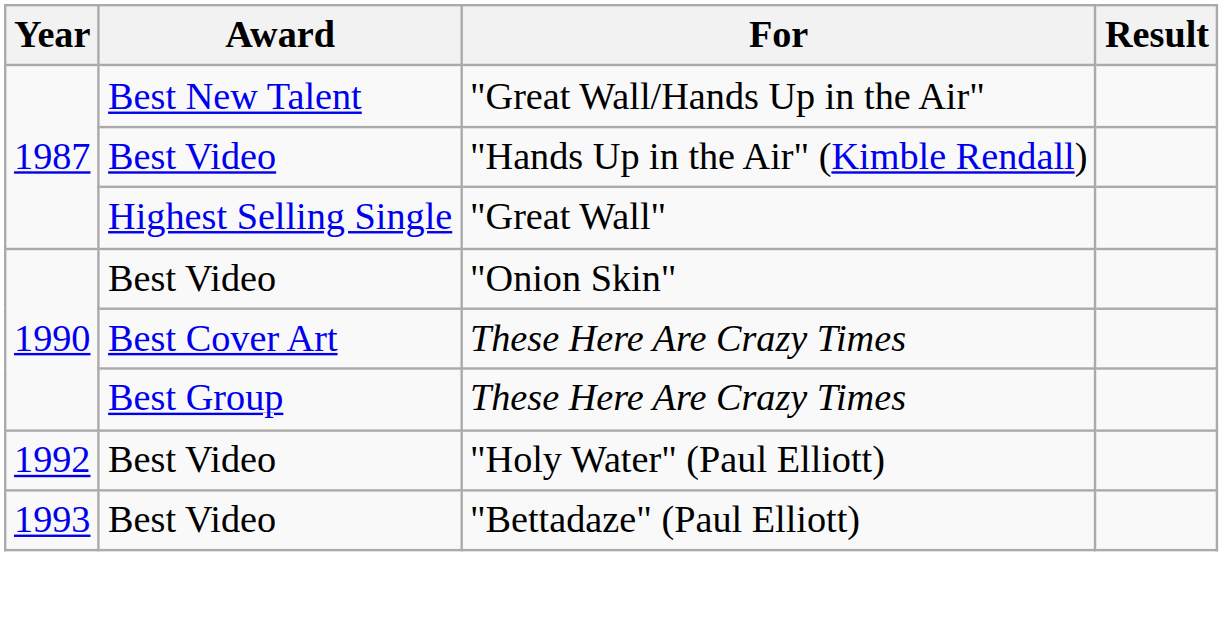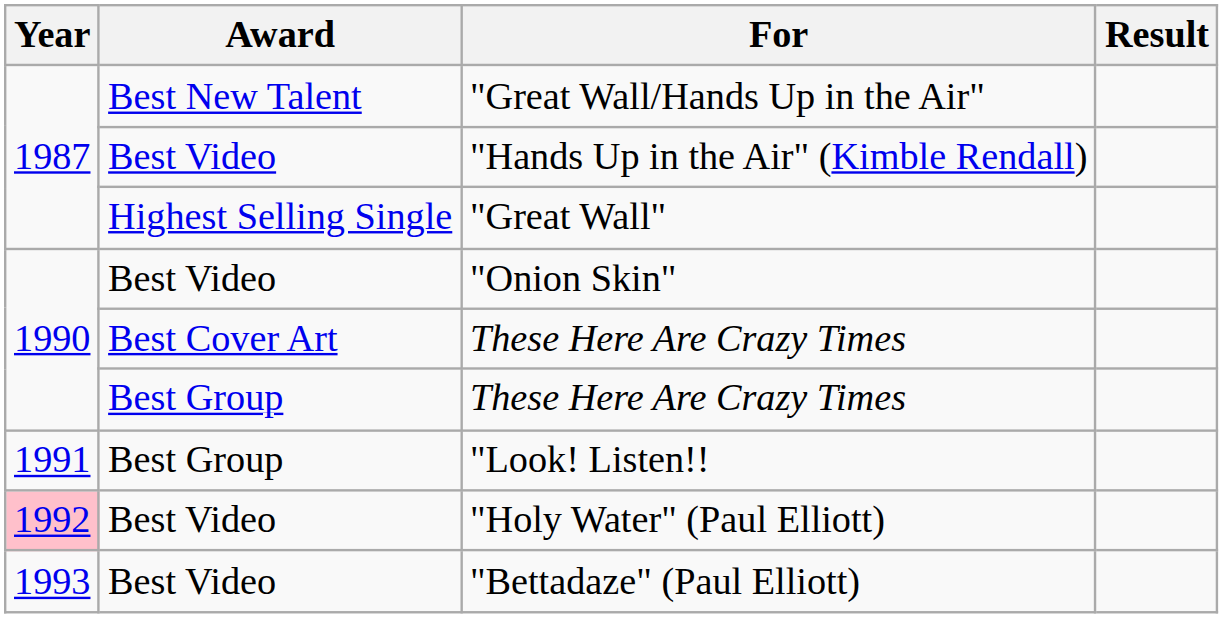+ row: (196, 459)
(52, 459) no background -> (52, 519) pink background
